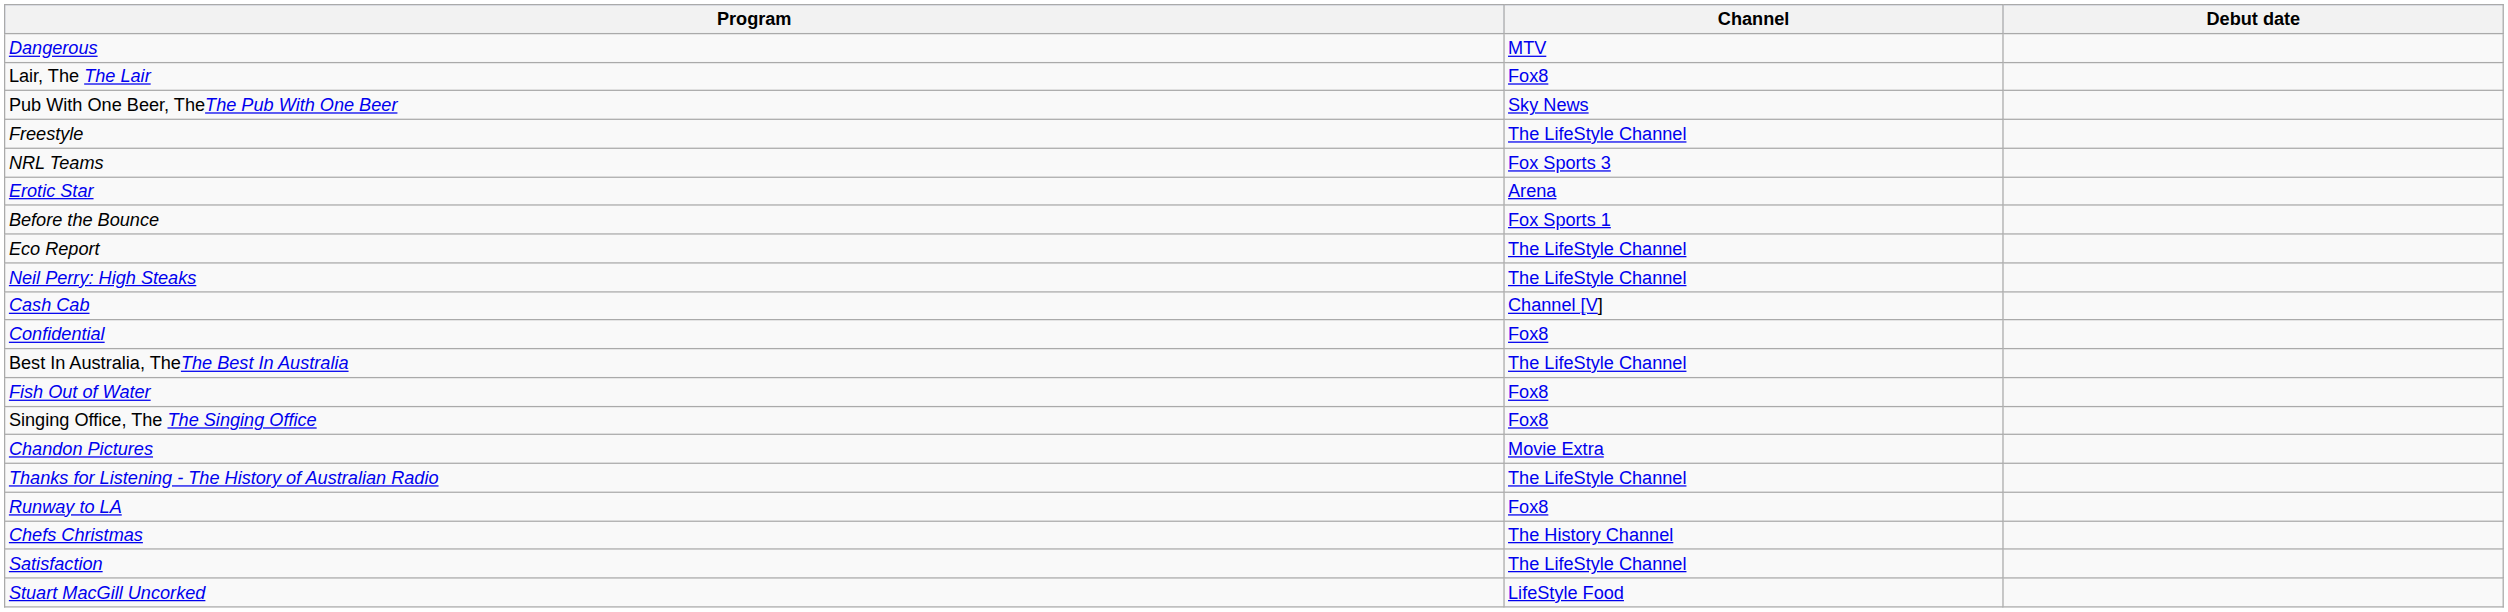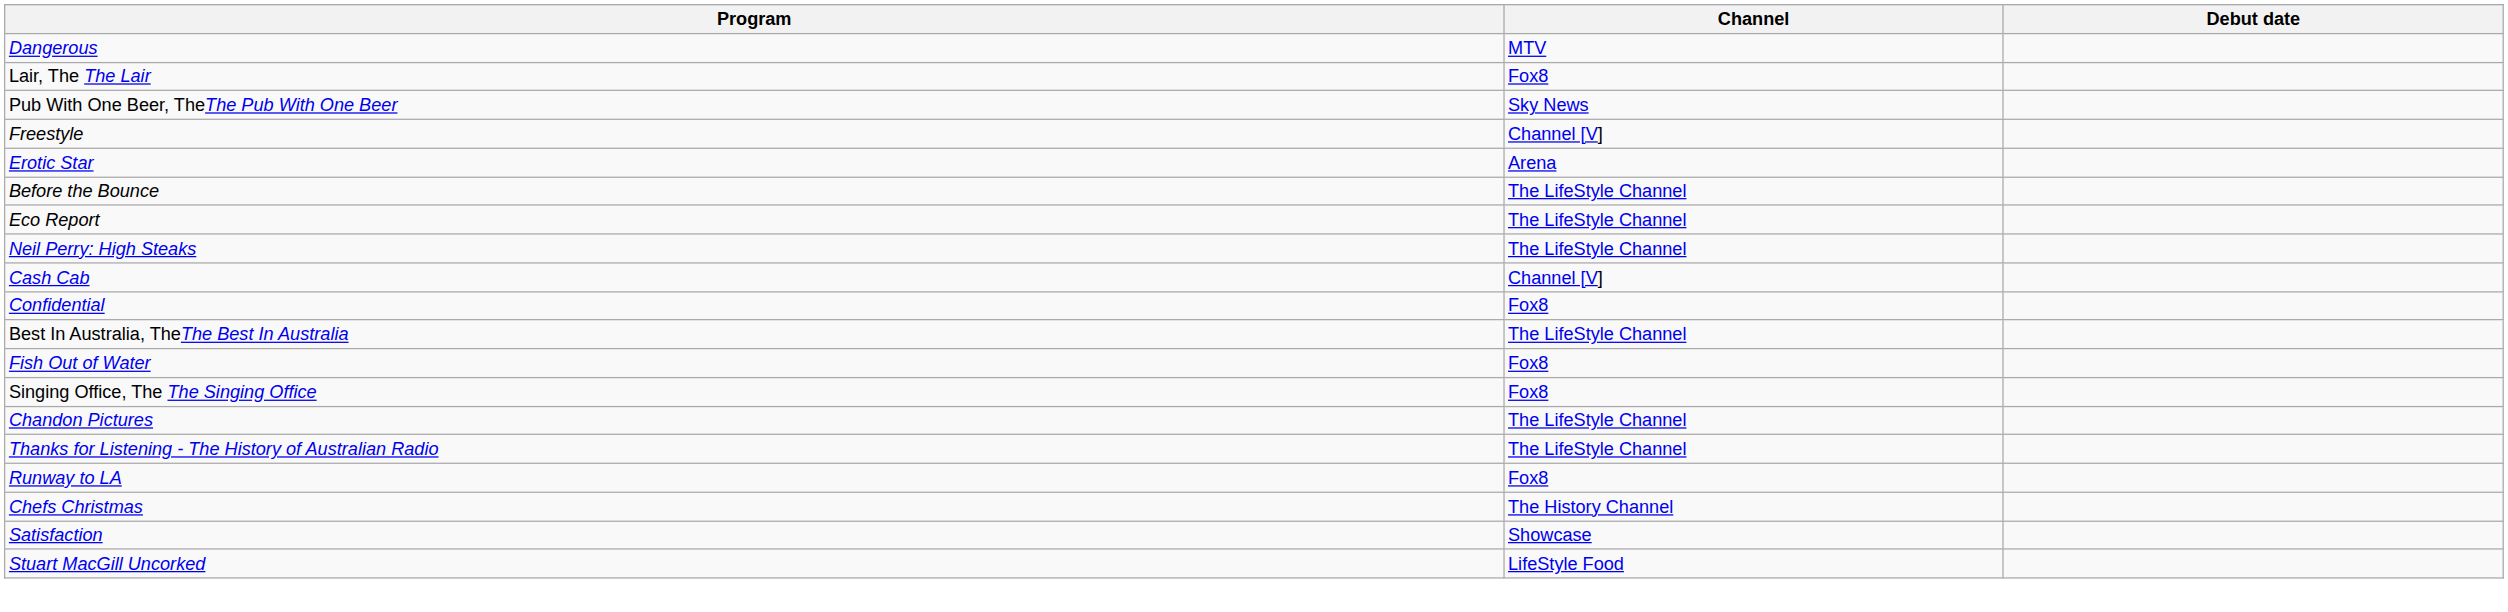(1597, 134) The LifeStyle Channel -> (1555, 134) Channel [V]
- row: (56, 163)
(1559, 220) Fox Sports 1 -> (1597, 191) The LifeStyle Channel
(1556, 449) Movie Extra -> (1597, 421) The LifeStyle Channel
(1597, 564) The LifeStyle Channel -> (1550, 535) Showcase
